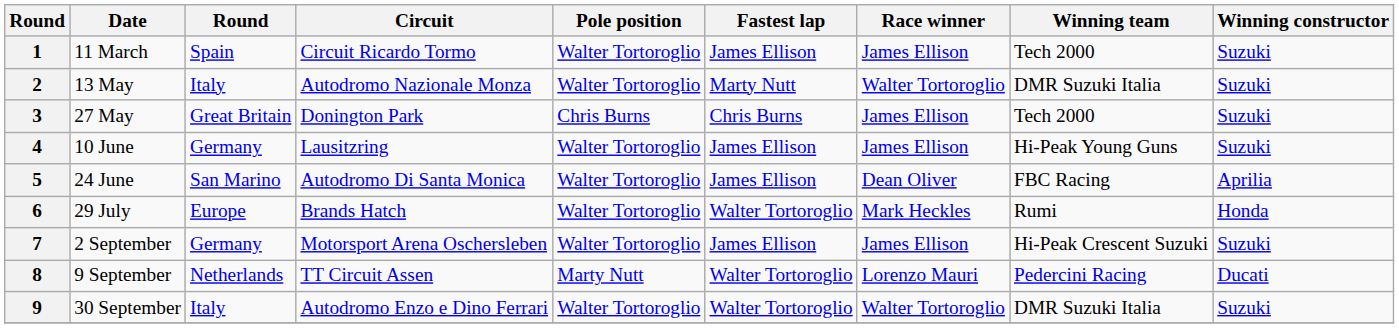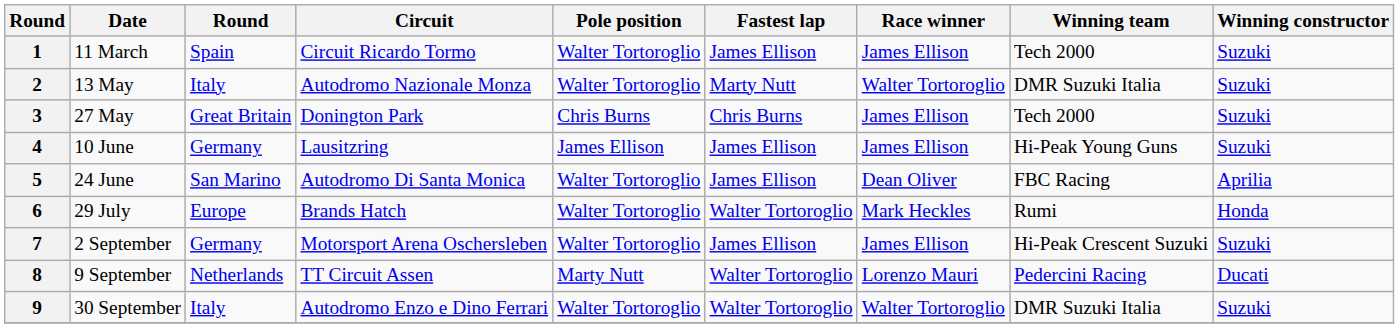(629, 147) Walter Tortoroglio -> (611, 147) James Ellison
